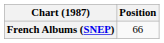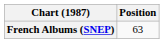(138, 30) 66 -> (138, 30) 63
